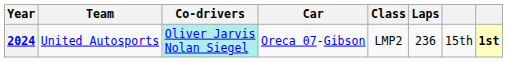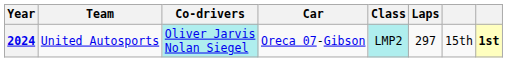(389, 40) no background -> (389, 40) paleturquoise background
(425, 40) 236 -> (425, 40) 297
